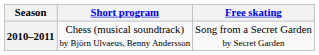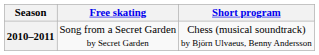columns swapped: (125, 13) <-> (253, 13)
